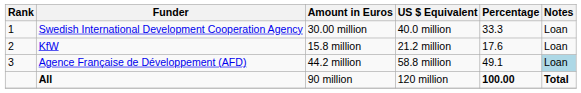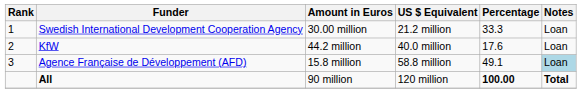(424, 29) 40.0 million -> (424, 29) 21.2 million
(334, 46) 15.8 million -> (334, 46) 44.2 million
(424, 46) 21.2 million -> (424, 46) 40.0 million
(334, 63) 44.2 million -> (334, 63) 15.8 million
